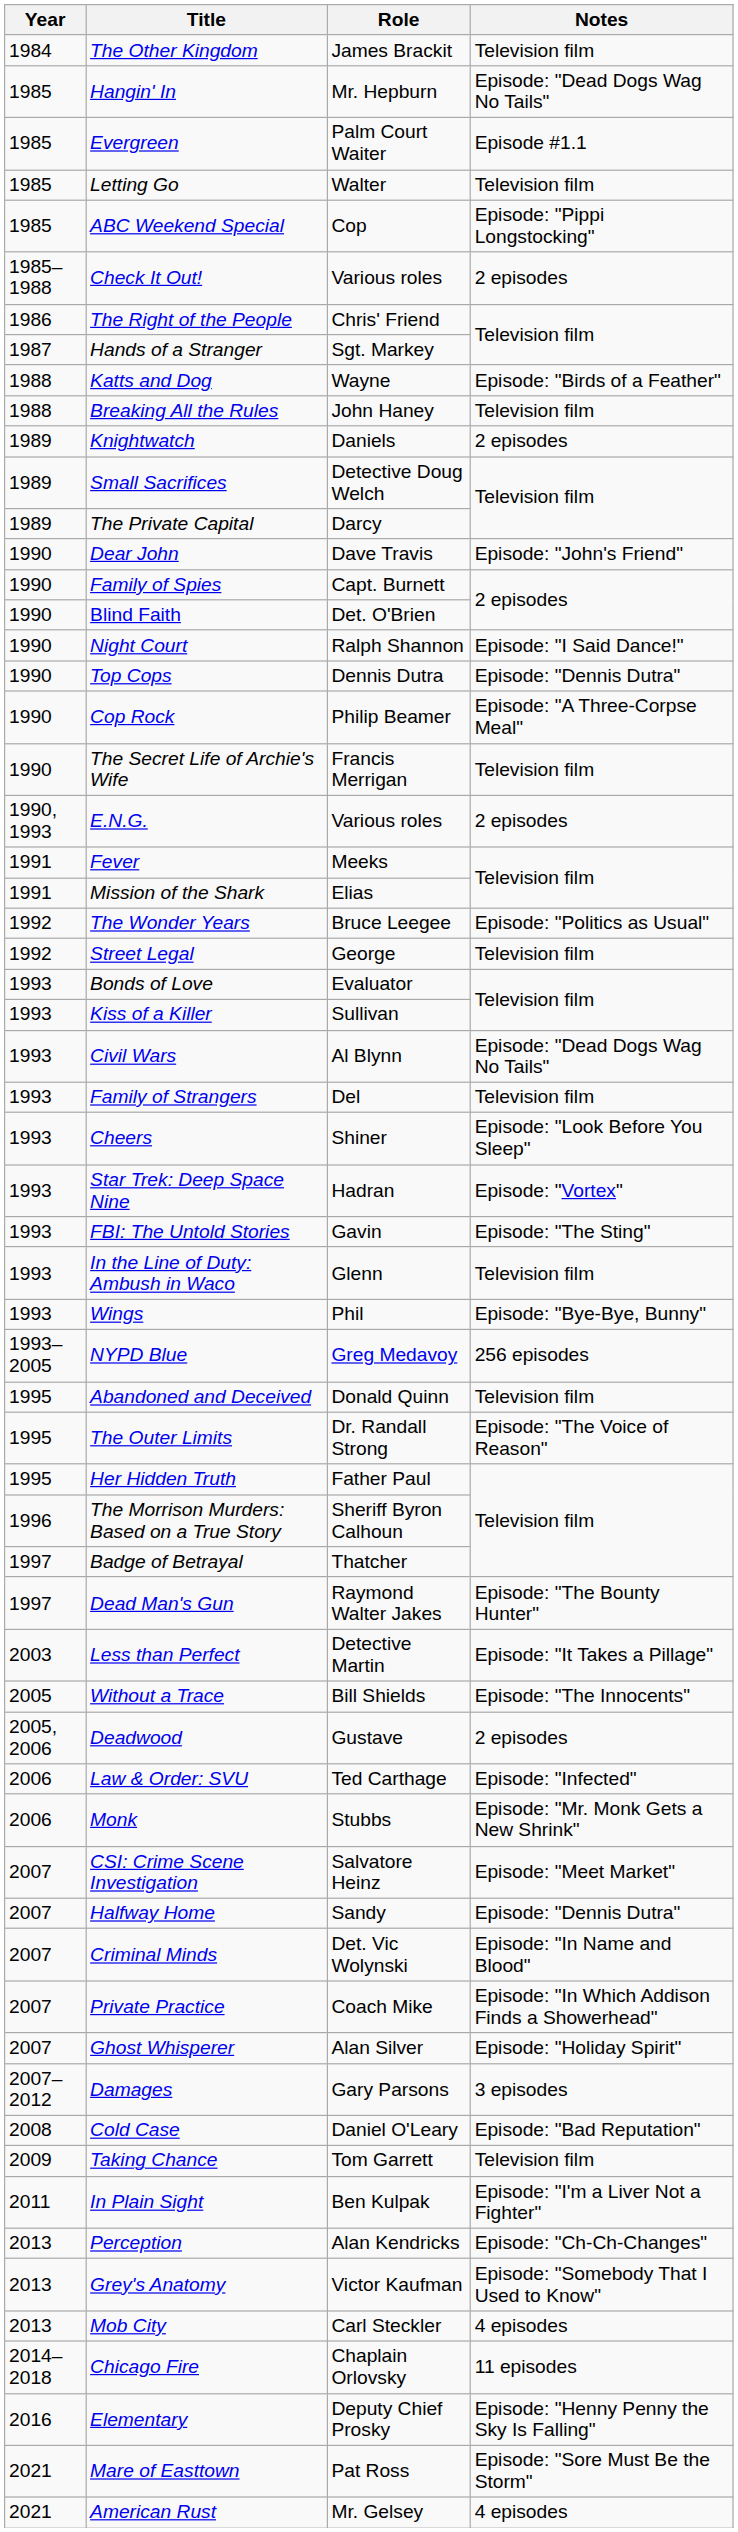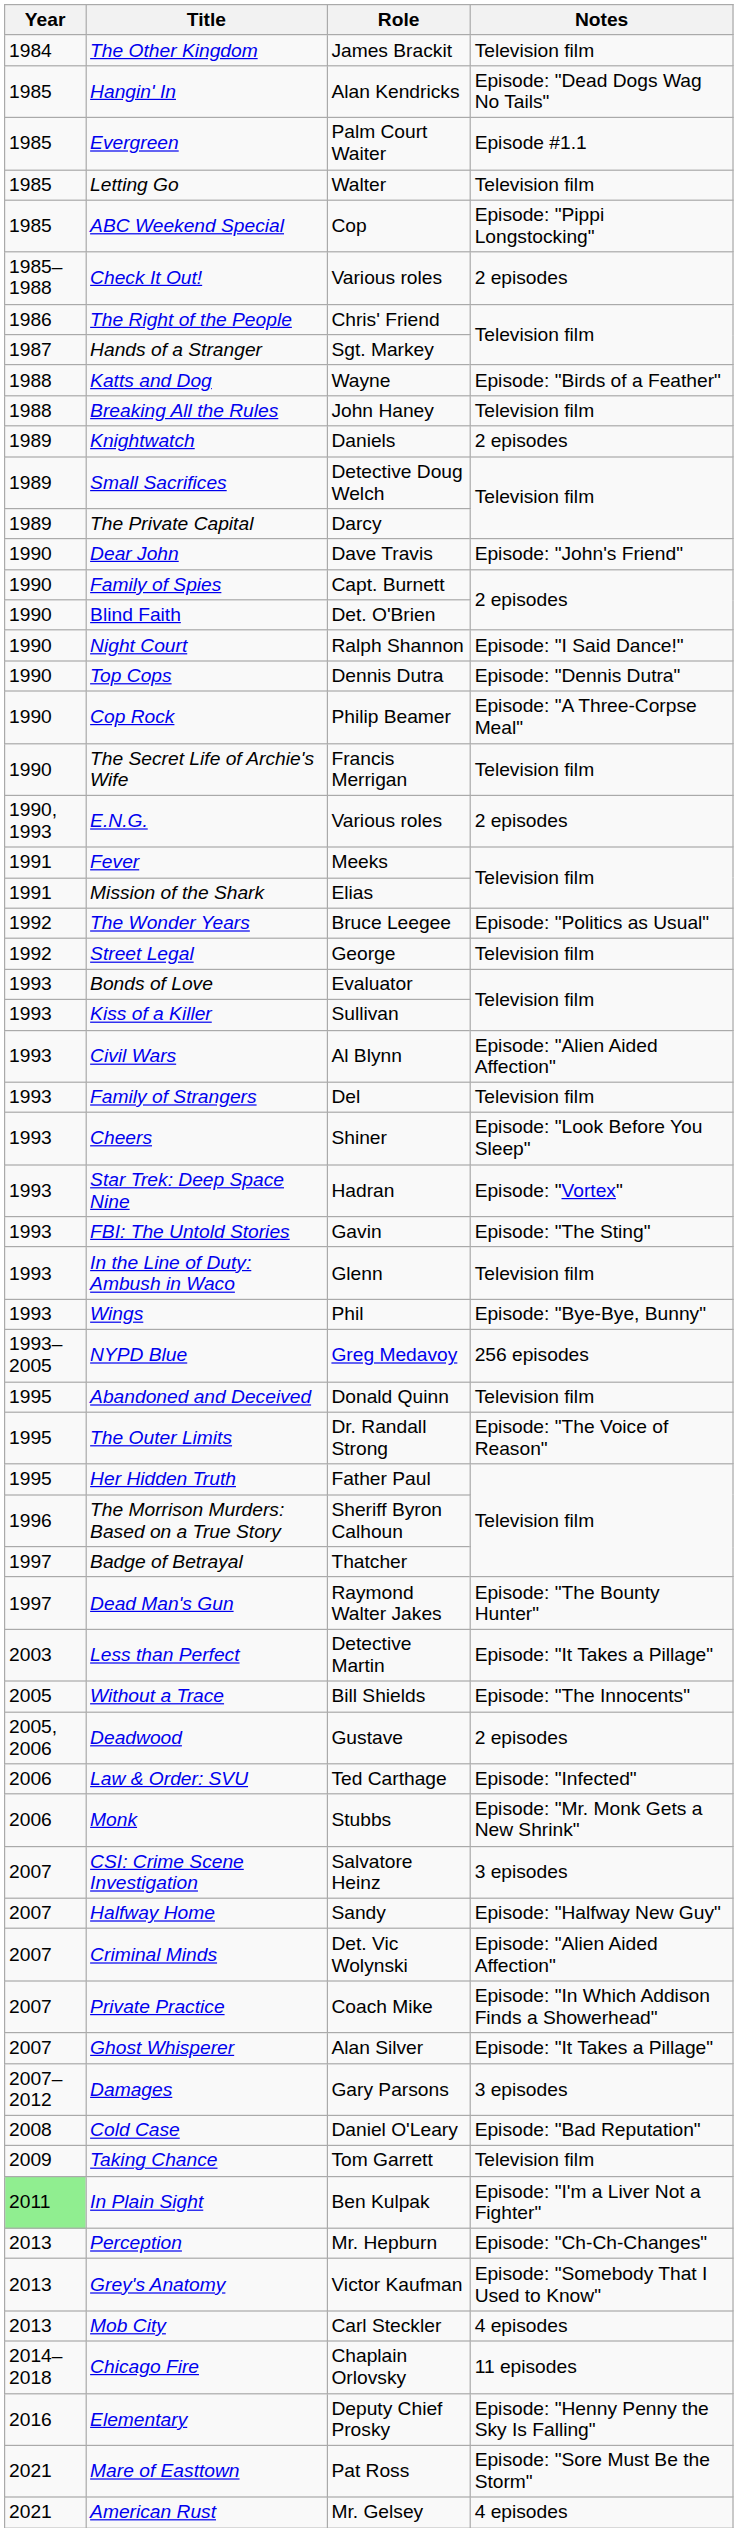(384, 91) Mr. Hepburn -> (395, 91) Alan Kendricks
(588, 1055) Episode: "Dead Dogs Wag No Tails" -> (566, 1055) Episode: "Alien Aided Affection"
(575, 1872) Episode: "Meet Market" -> (521, 1872) 3 episodes
(577, 1913) Episode: "Dennis Dutra" -> (598, 1913) Episode: "Halfway New Guy"
(573, 1954) Episode: "In Name and Blood" -> (566, 1954) Episode: "Alien Aided Affection"
(578, 2047) Episode: "Holiday Spirit" -> (594, 2047) Episode: "It Takes a Pillage"
(30, 2202) no background -> (30, 2202) lightgreen background
(395, 2243) Alan Kendricks -> (384, 2243) Mr. Hepburn
